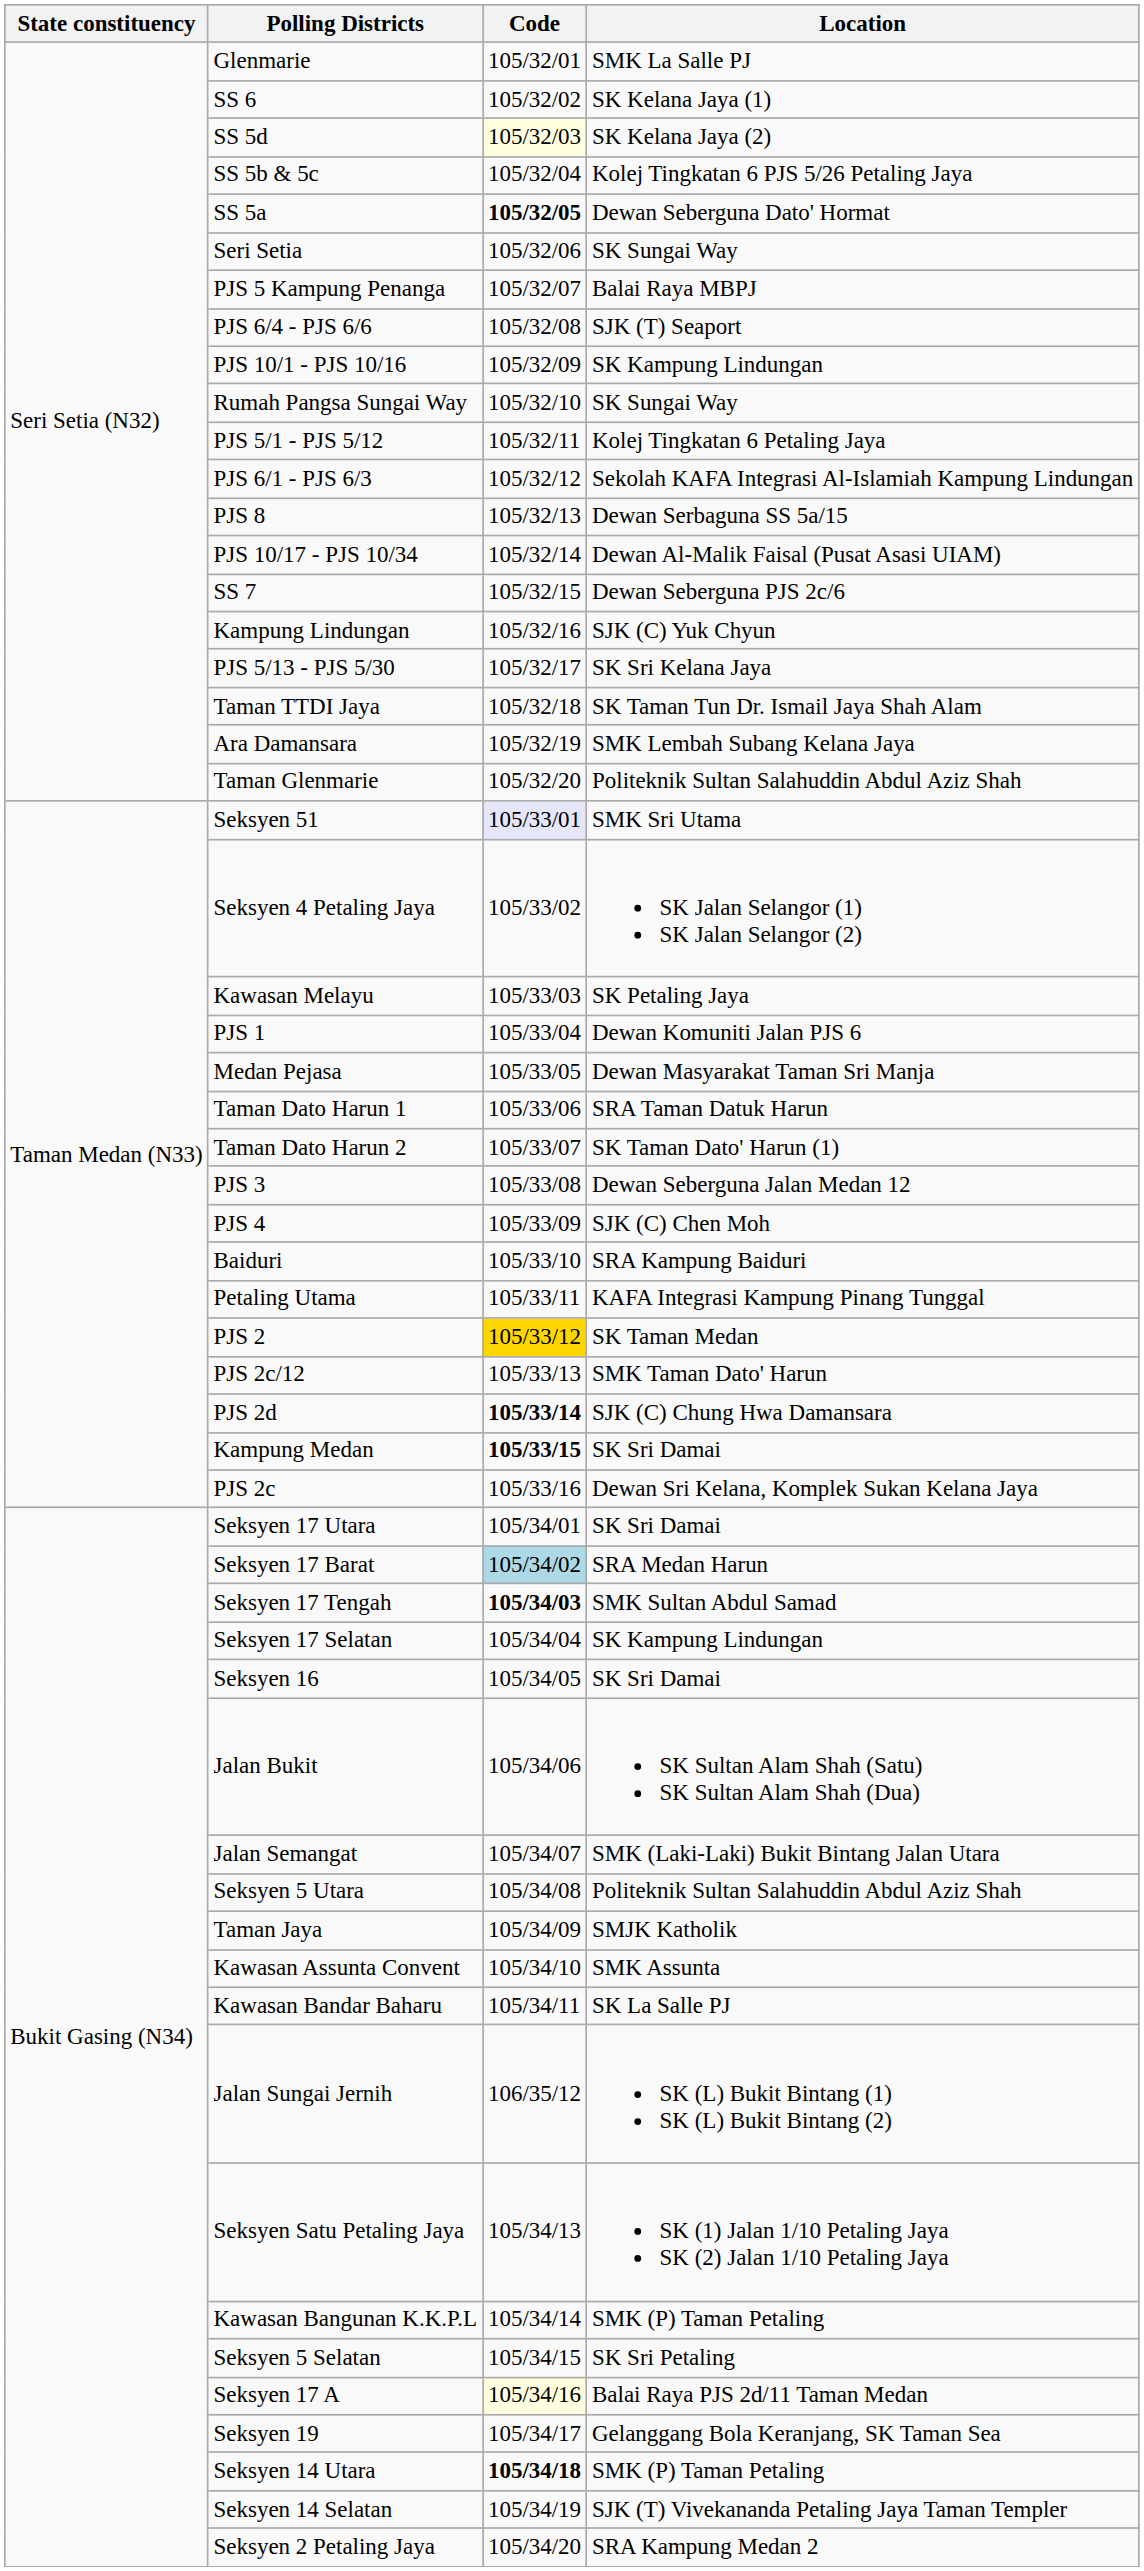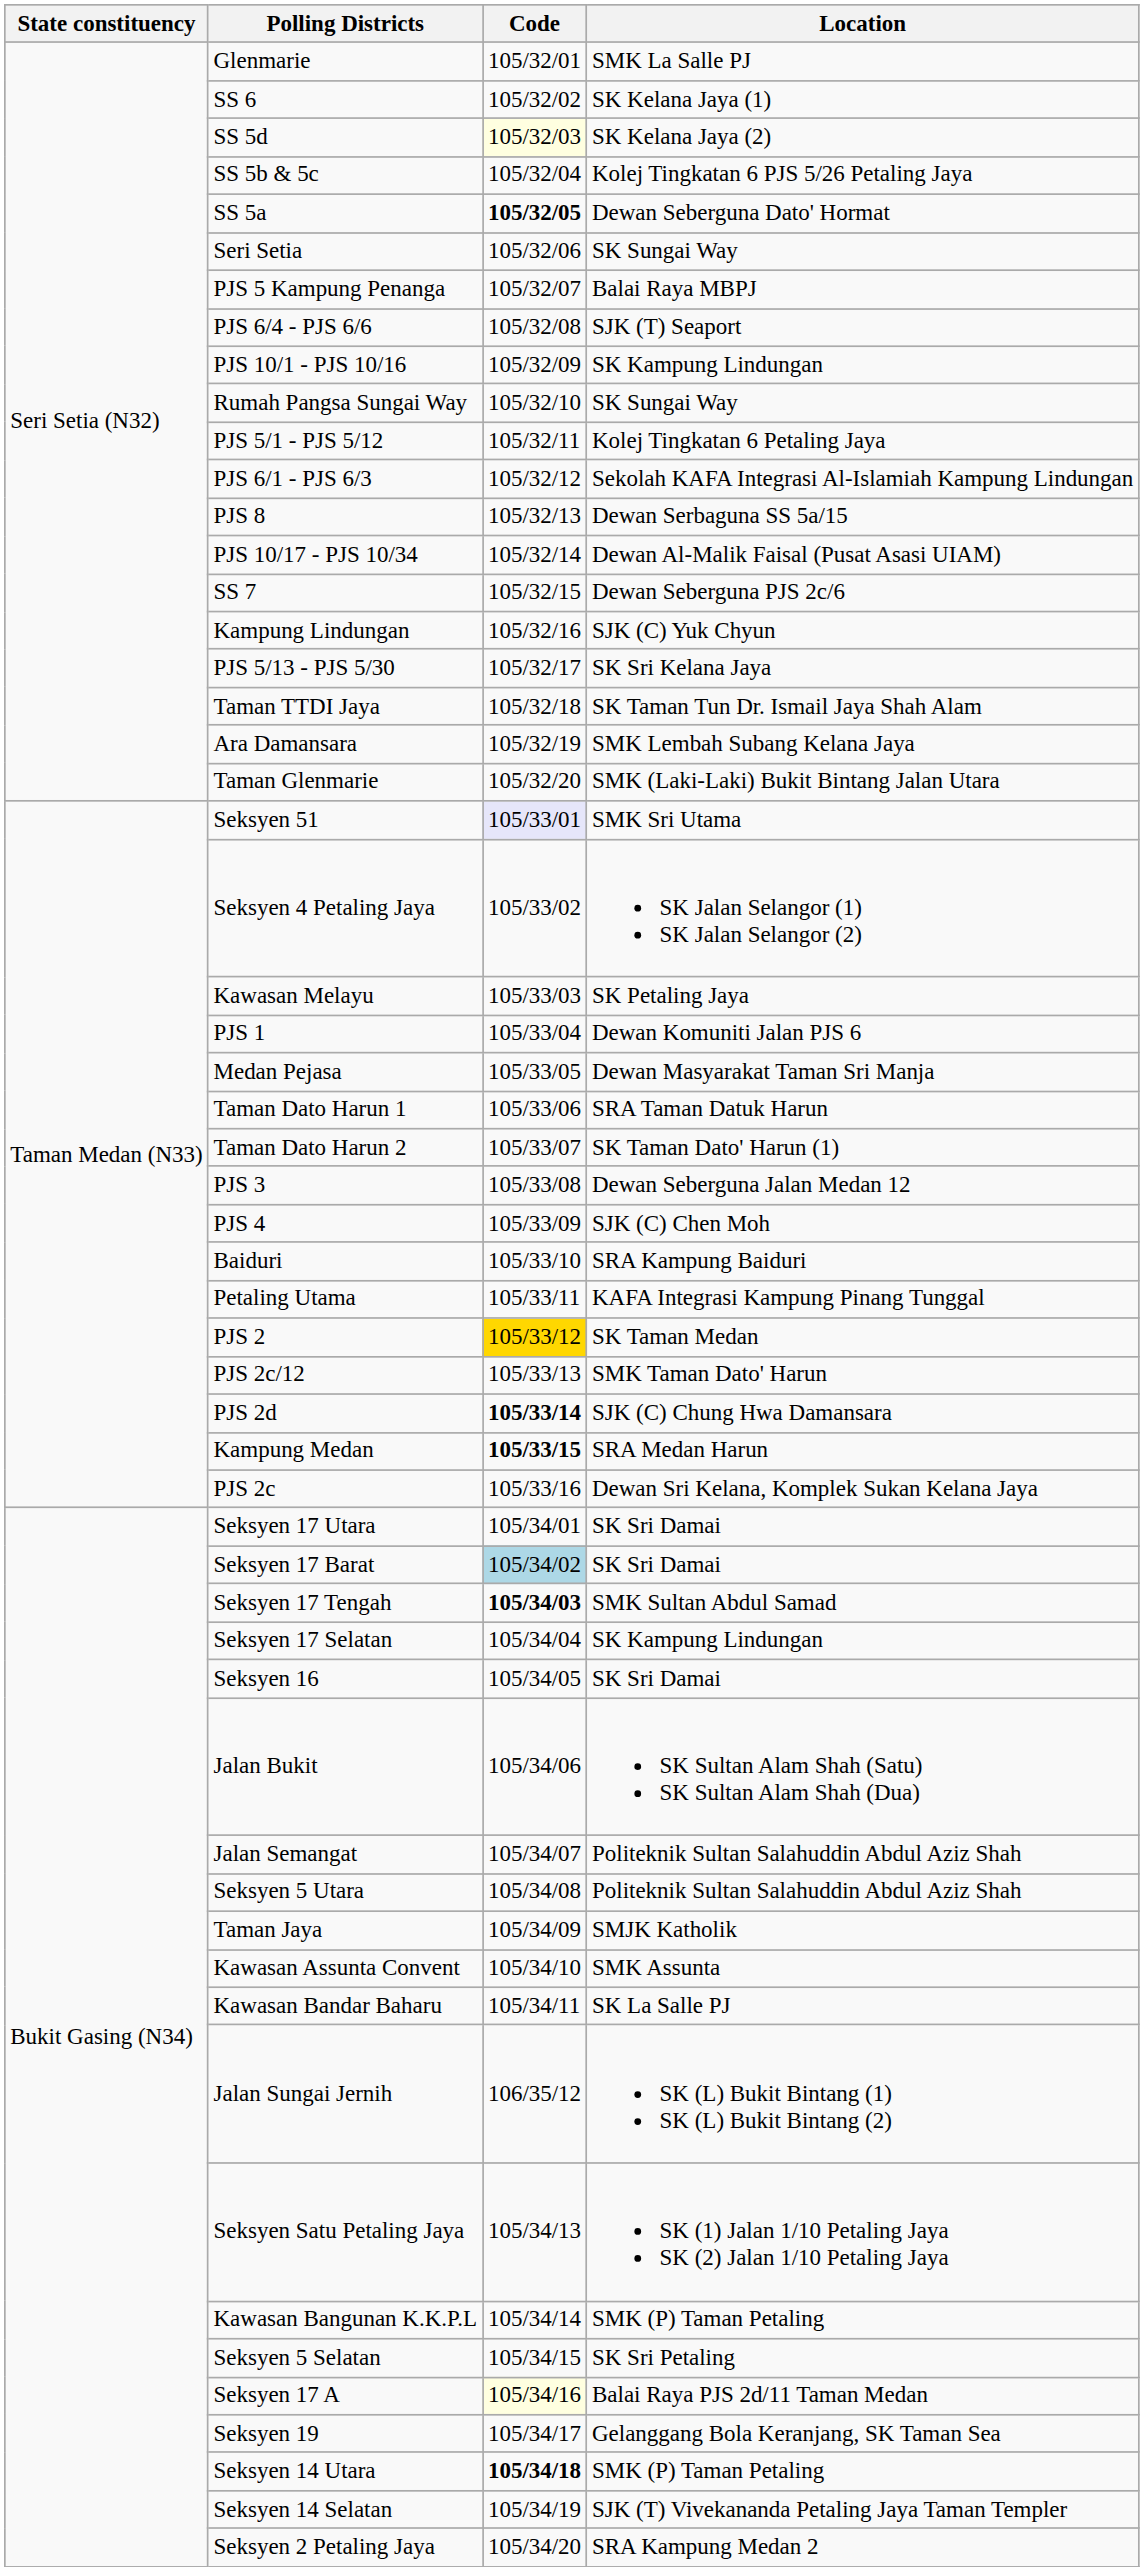(807, 781) Politeknik Sultan Salahuddin Abdul Aziz Shah -> (796, 781) SMK (Laki-Laki) Bukit Bintang Jalan Utara
(656, 1450) SK Sri Damai -> (680, 1450) SRA Medan Harun
(680, 1564) SRA Medan Harun -> (656, 1564) SK Sri Damai
(796, 1853) SMK (Laki-Laki) Bukit Bintang Jalan Utara -> (807, 1853) Politeknik Sultan Salahuddin Abdul Aziz Shah
